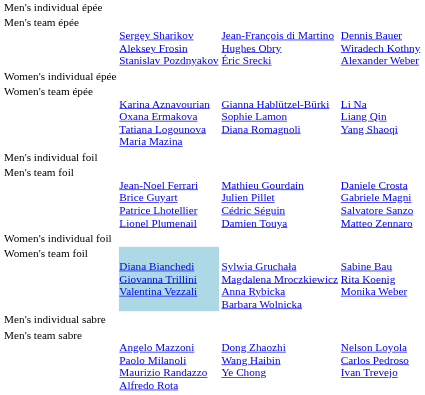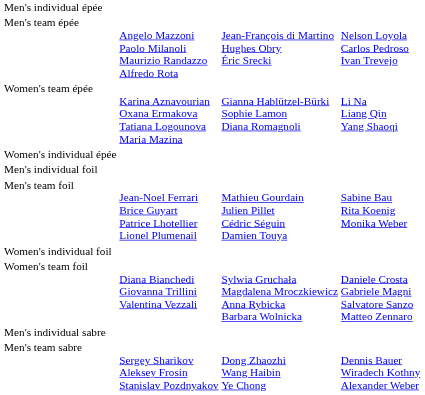(169, 48) Sergey Sharikov Aleksey Frosin Stanislav Pozdnyakov -> (163, 54) Angelo Mazzoni Paolo Milanoli Maurizio Randazzo Alfredo Rota
(381, 48) Dennis Bauer Wiradech Kothny Alexander Weber -> (375, 48) Nelson Loyola Carlos Pedroso Ivan Trevejo
rows swapped: (60, 76) <-> (49, 91)
(377, 204) Daniele Crosta Gabriele Magni Salvatore Sanzo Matteo Zennaro -> (374, 210) Sabine Bau Rita Koenig Monika Weber
(158, 279) lightblue background -> (158, 291) no background
(374, 279) Sabine Bau Rita Koenig Monika Weber -> (377, 298) Daniele Crosta Gabriele Magni Salvatore Sanzo Matteo Zennaro
(163, 366) Angelo Mazzoni Paolo Milanoli Maurizio Randazzo Alfredo Rota -> (169, 372) Sergey Sharikov Aleksey Frosin Stanislav Pozdnyakov
(375, 360) Nelson Loyola Carlos Pedroso Ivan Trevejo -> (381, 372) Dennis Bauer Wiradech Kothny Alexander Weber
